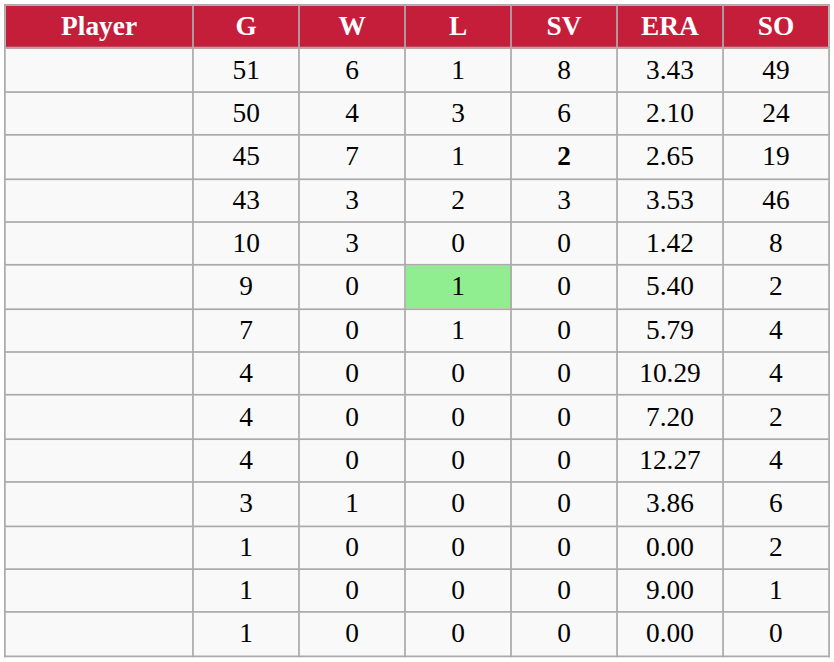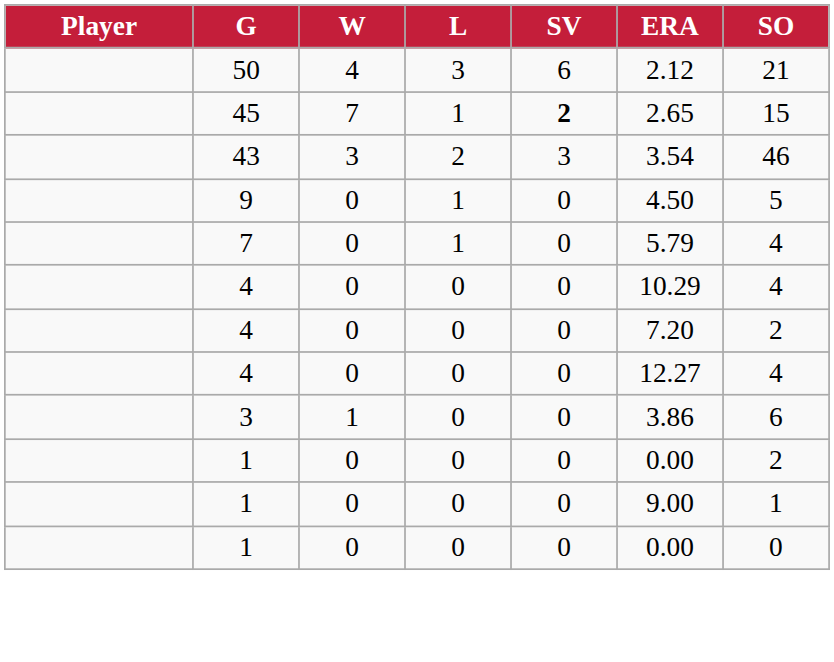- row: (246, 69)
(670, 112) 2.10 -> (670, 69) 2.12
(776, 112) 24 -> (776, 69) 21
(776, 156) 19 -> (776, 112) 15
(670, 199) 3.53 -> (670, 156) 3.54
- row: (246, 243)
(458, 286) lightgreen background -> (458, 199) no background
(670, 286) 5.40 -> (670, 199) 4.50
(776, 286) 2 -> (776, 199) 5
